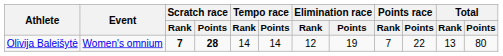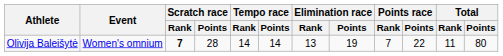(212, 44) bold -> (212, 44) normal
(311, 44) 12 -> (311, 44) 13
(450, 44) 13 -> (450, 44) 11
